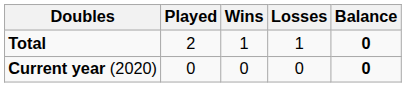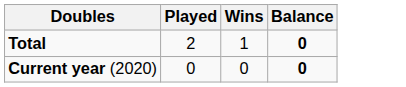- column: (299, 17)
